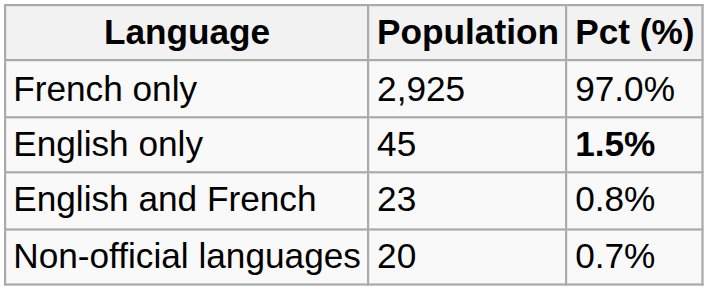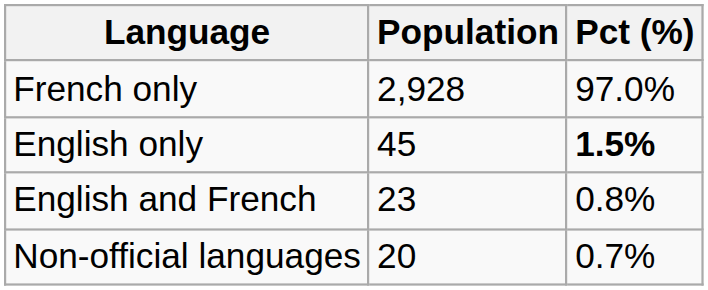(421, 88) 2,925 -> (421, 88) 2,928
